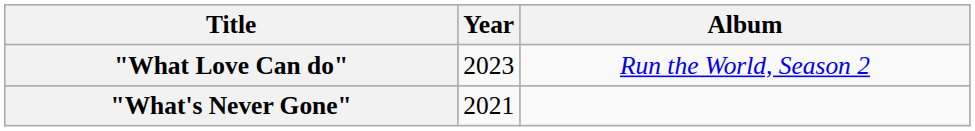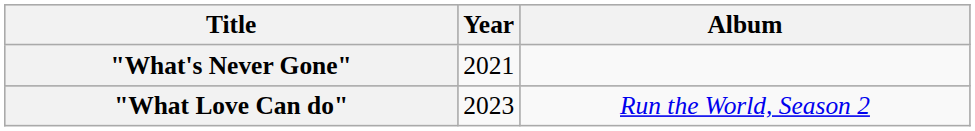rows swapped: (231, 105) <-> (231, 65)
